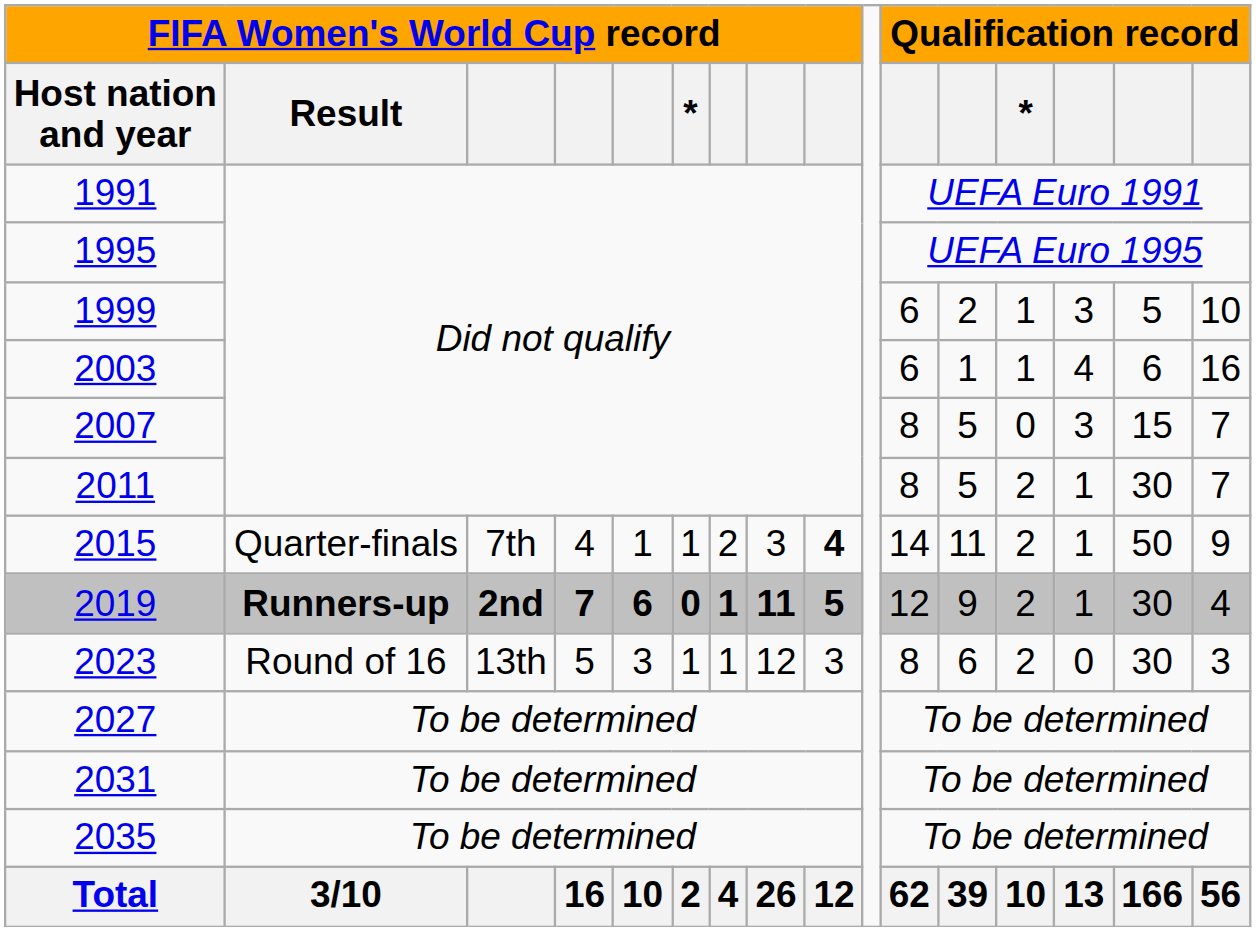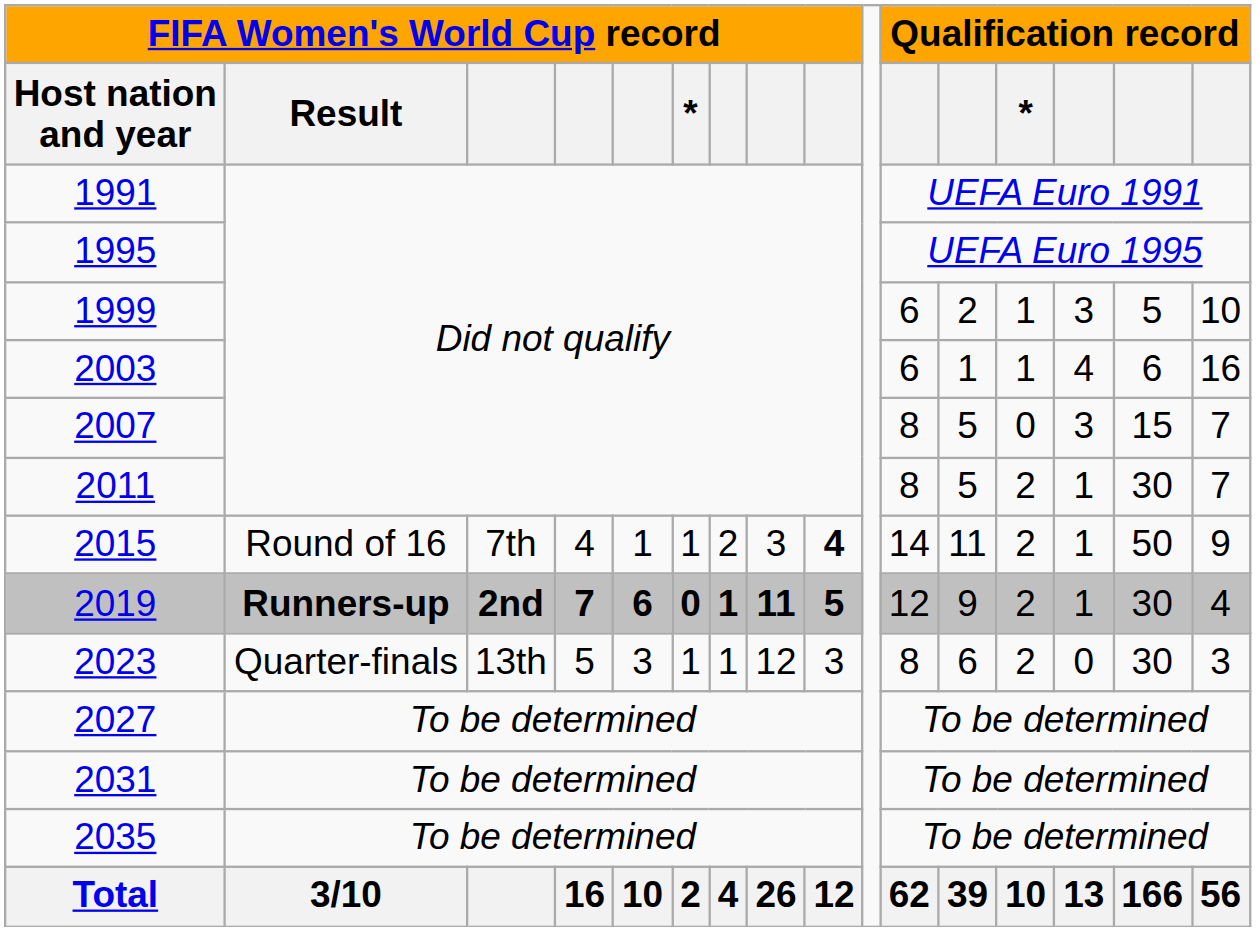(346, 544) Quarter-finals -> (346, 544) Round of 16
(346, 661) Round of 16 -> (346, 661) Quarter-finals
